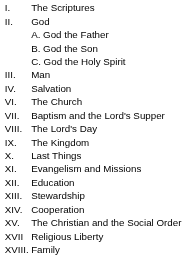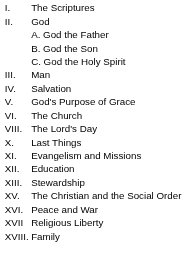+ row: (83, 102)
- row: (98, 115)
- row: (60, 142)
- row: (58, 209)
+ row: (65, 209)
